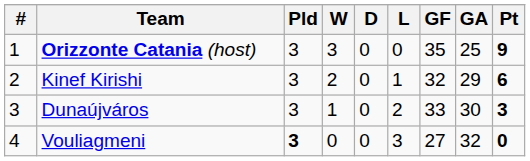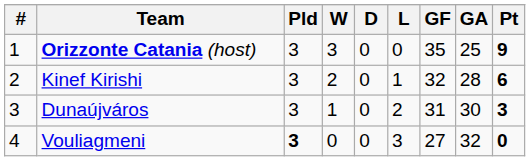(470, 79) 29 -> (470, 79) 28
(435, 110) 33 -> (435, 110) 31
